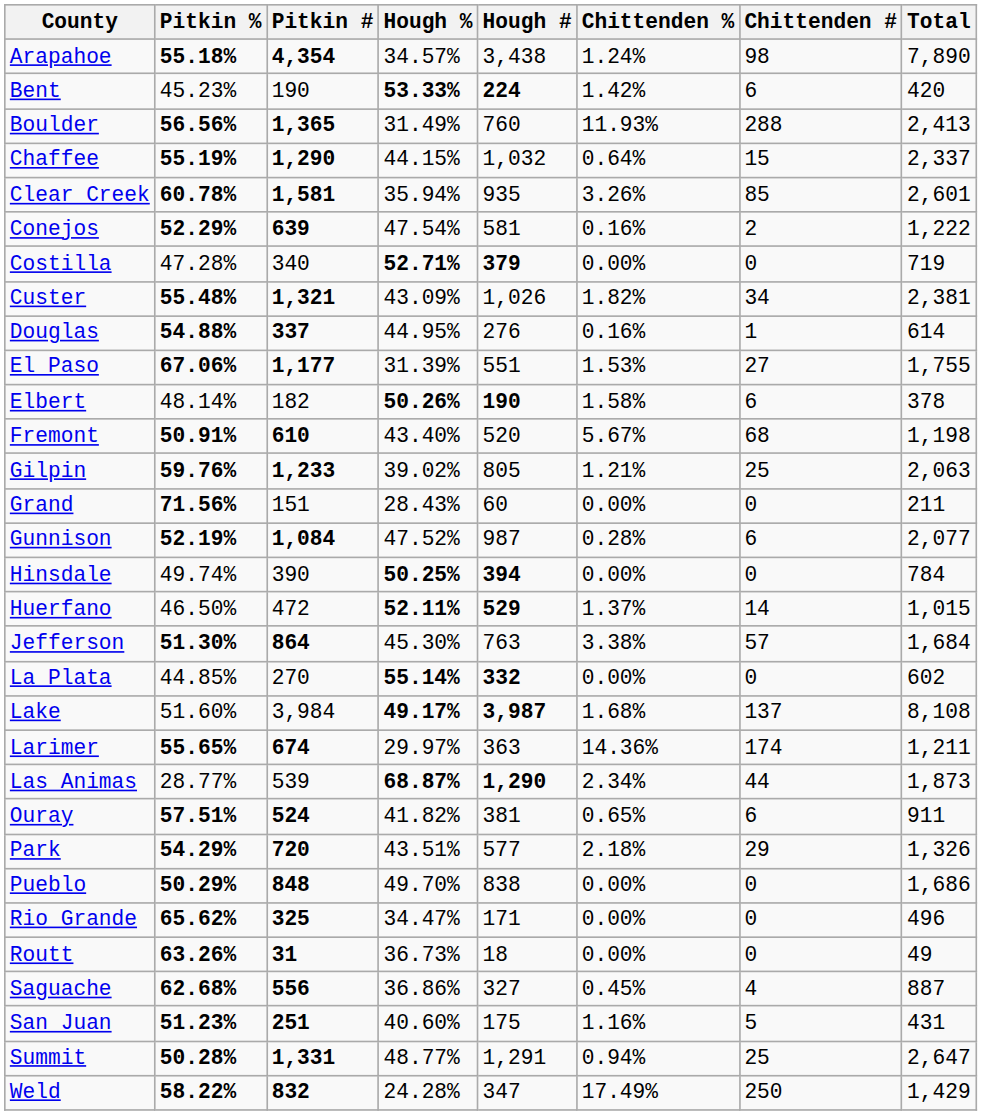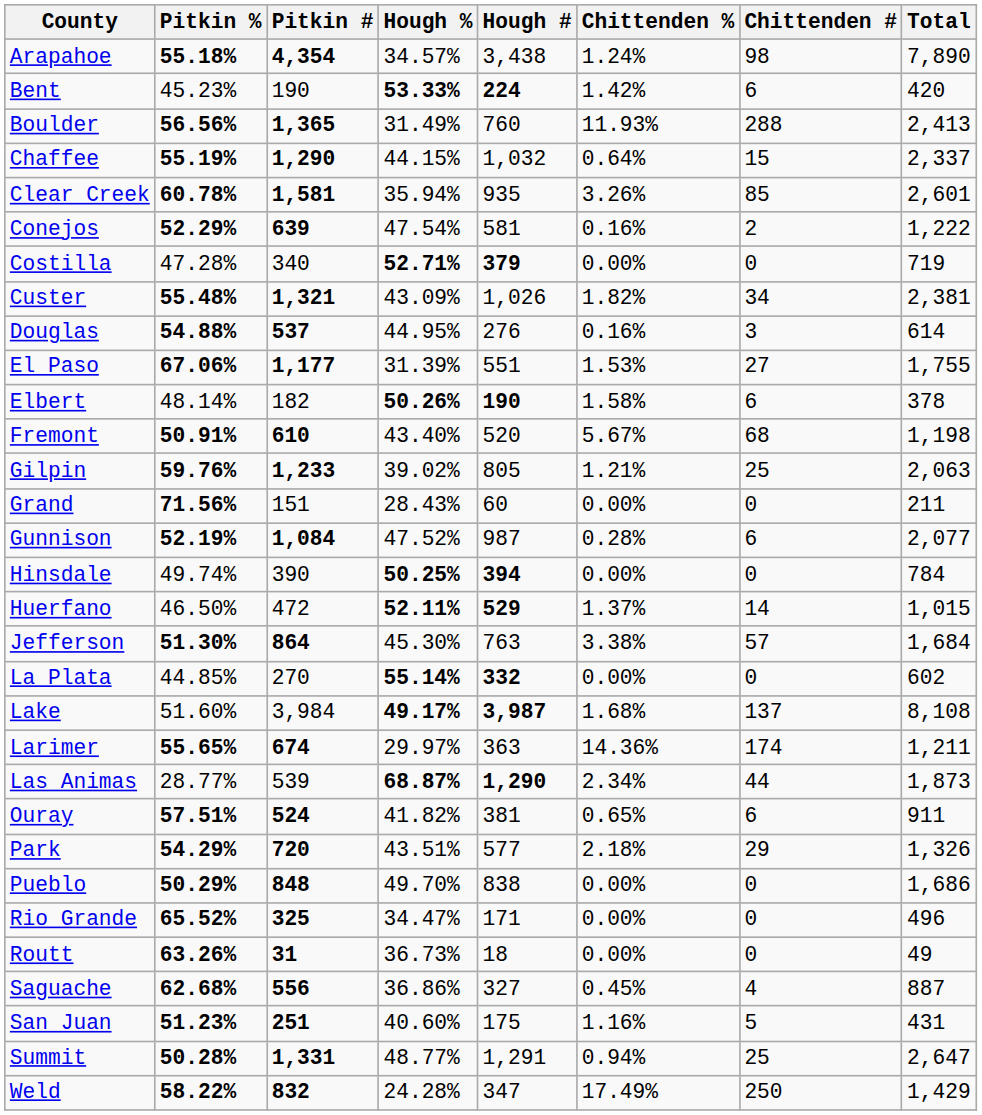(291, 333) 337 -> (291, 333) 537
(751, 333) 1 -> (751, 333) 3
(198, 920) 65.62% -> (198, 920) 65.52%
